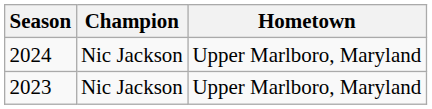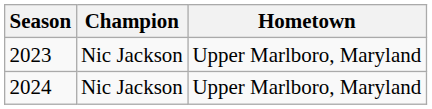rows swapped: (30, 54) <-> (30, 87)
